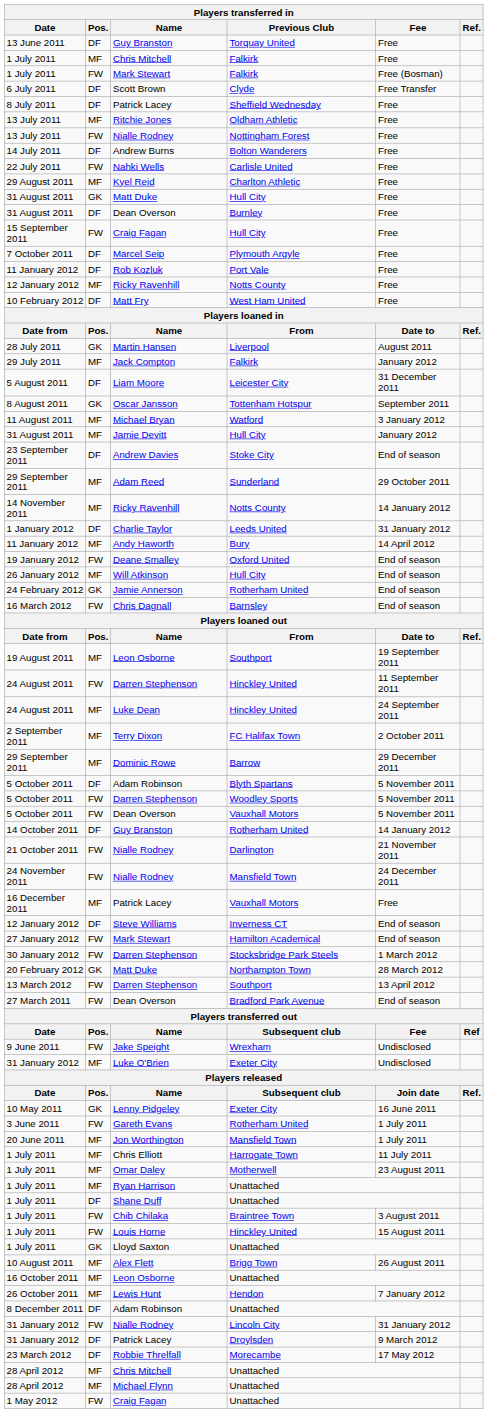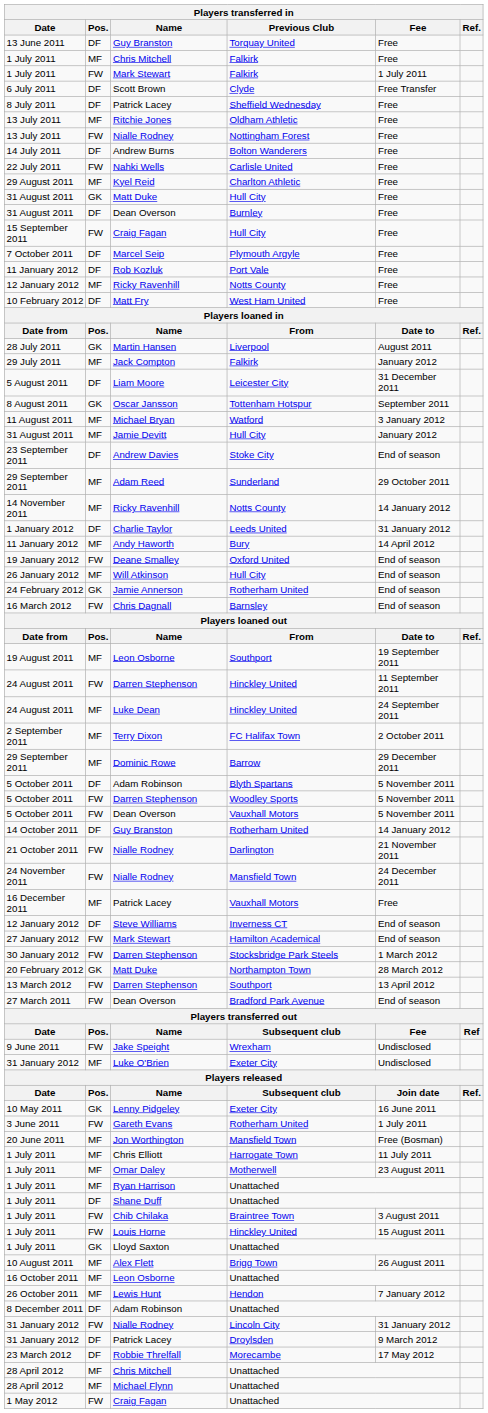(410, 74) Free (Bosman) -> (402, 74) 1 July 2011
(402, 1139) 1 July 2011 -> (410, 1139) Free (Bosman)
